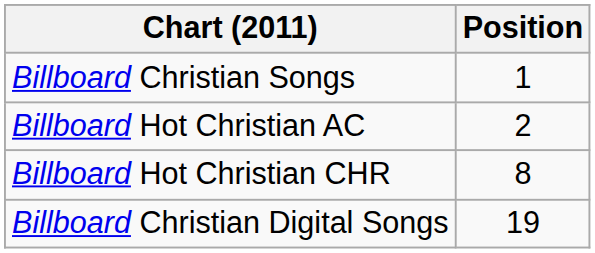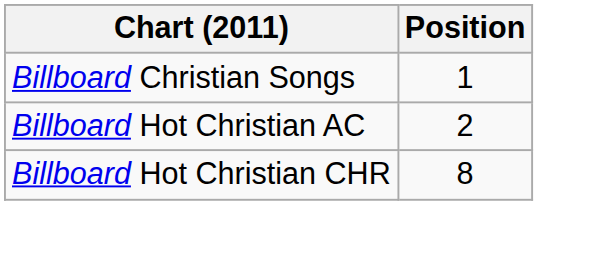- row: (230, 222)
